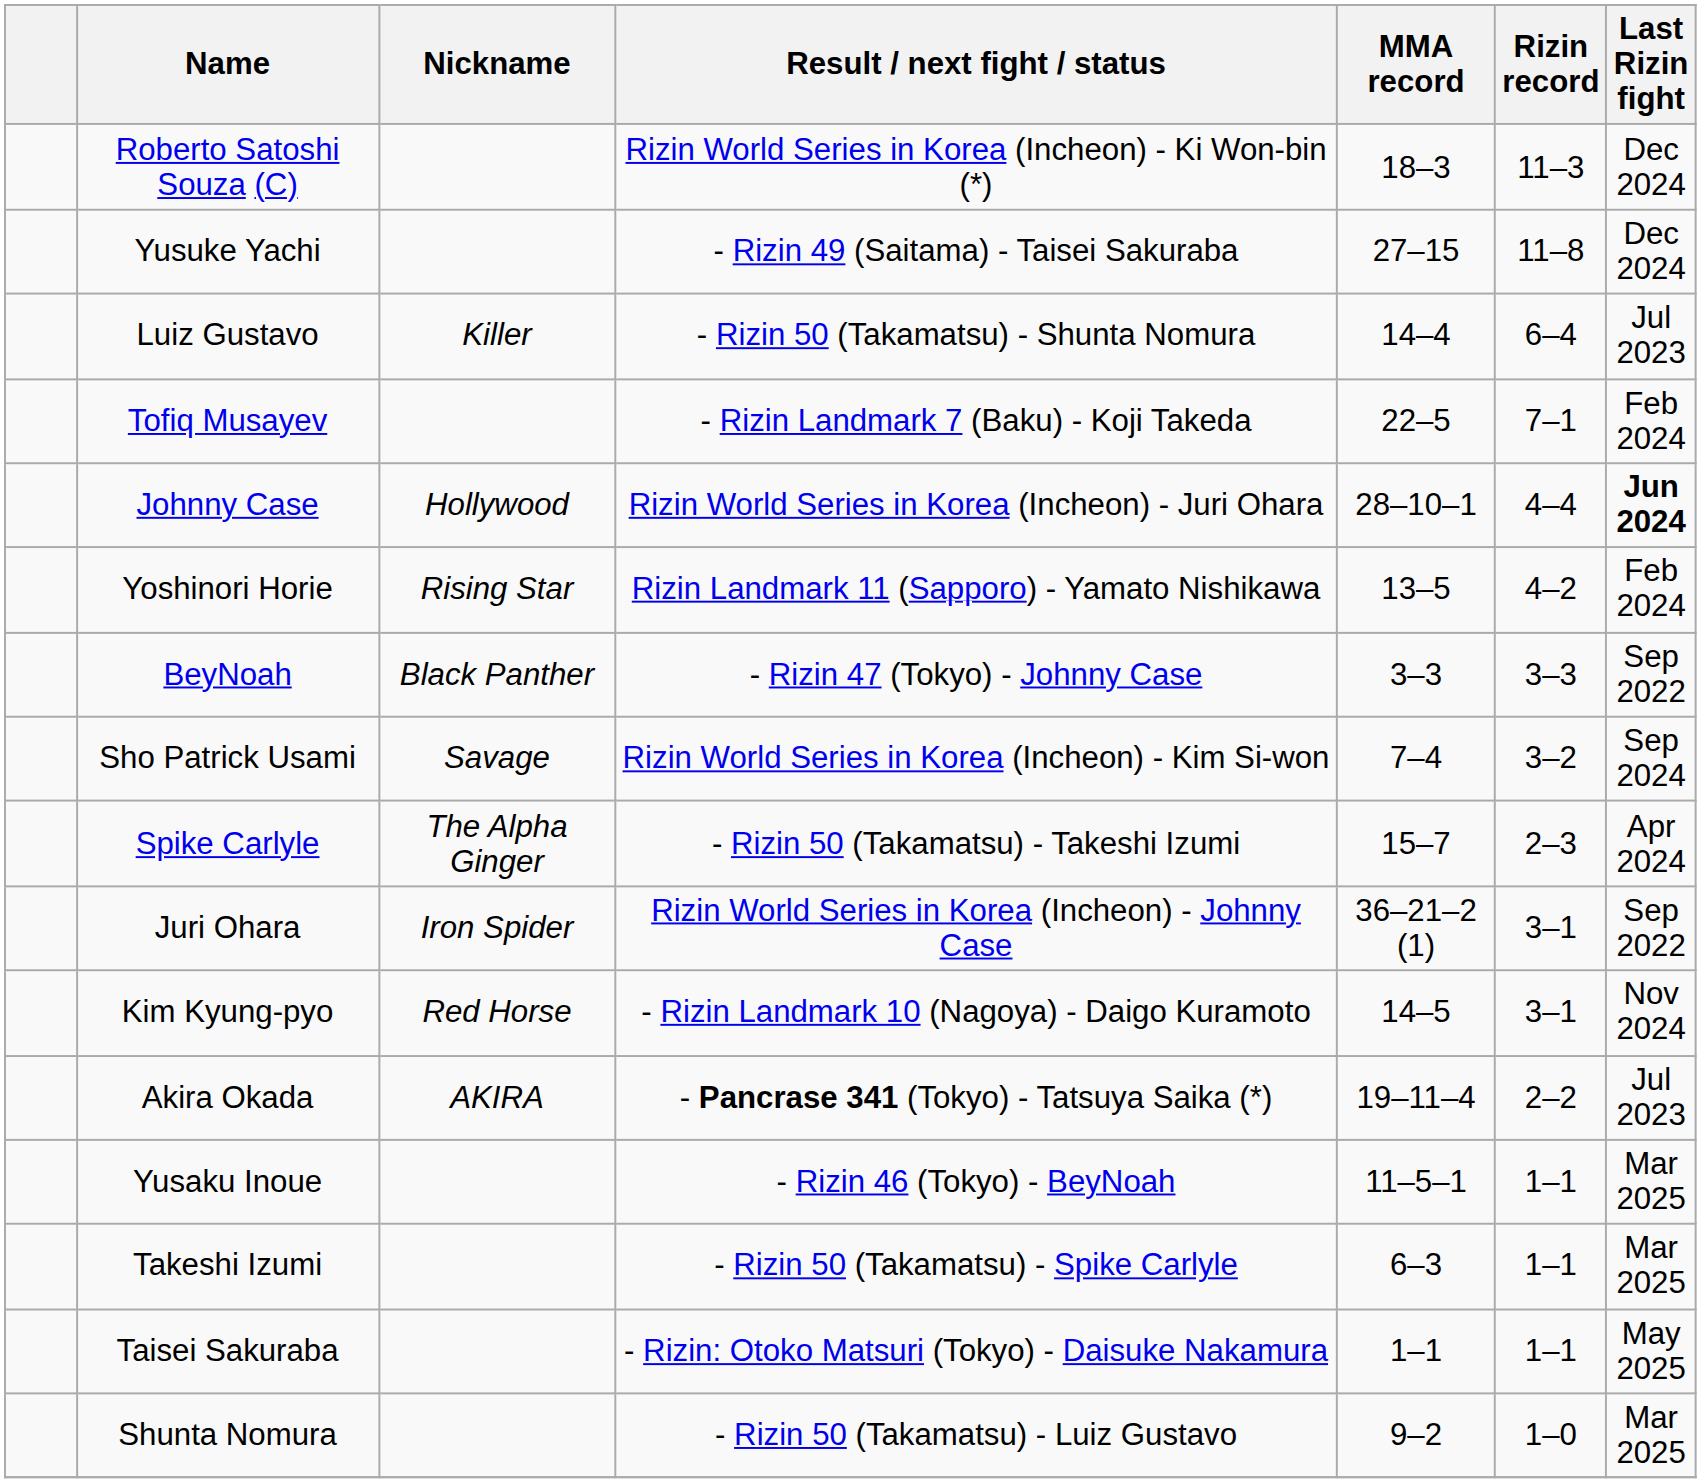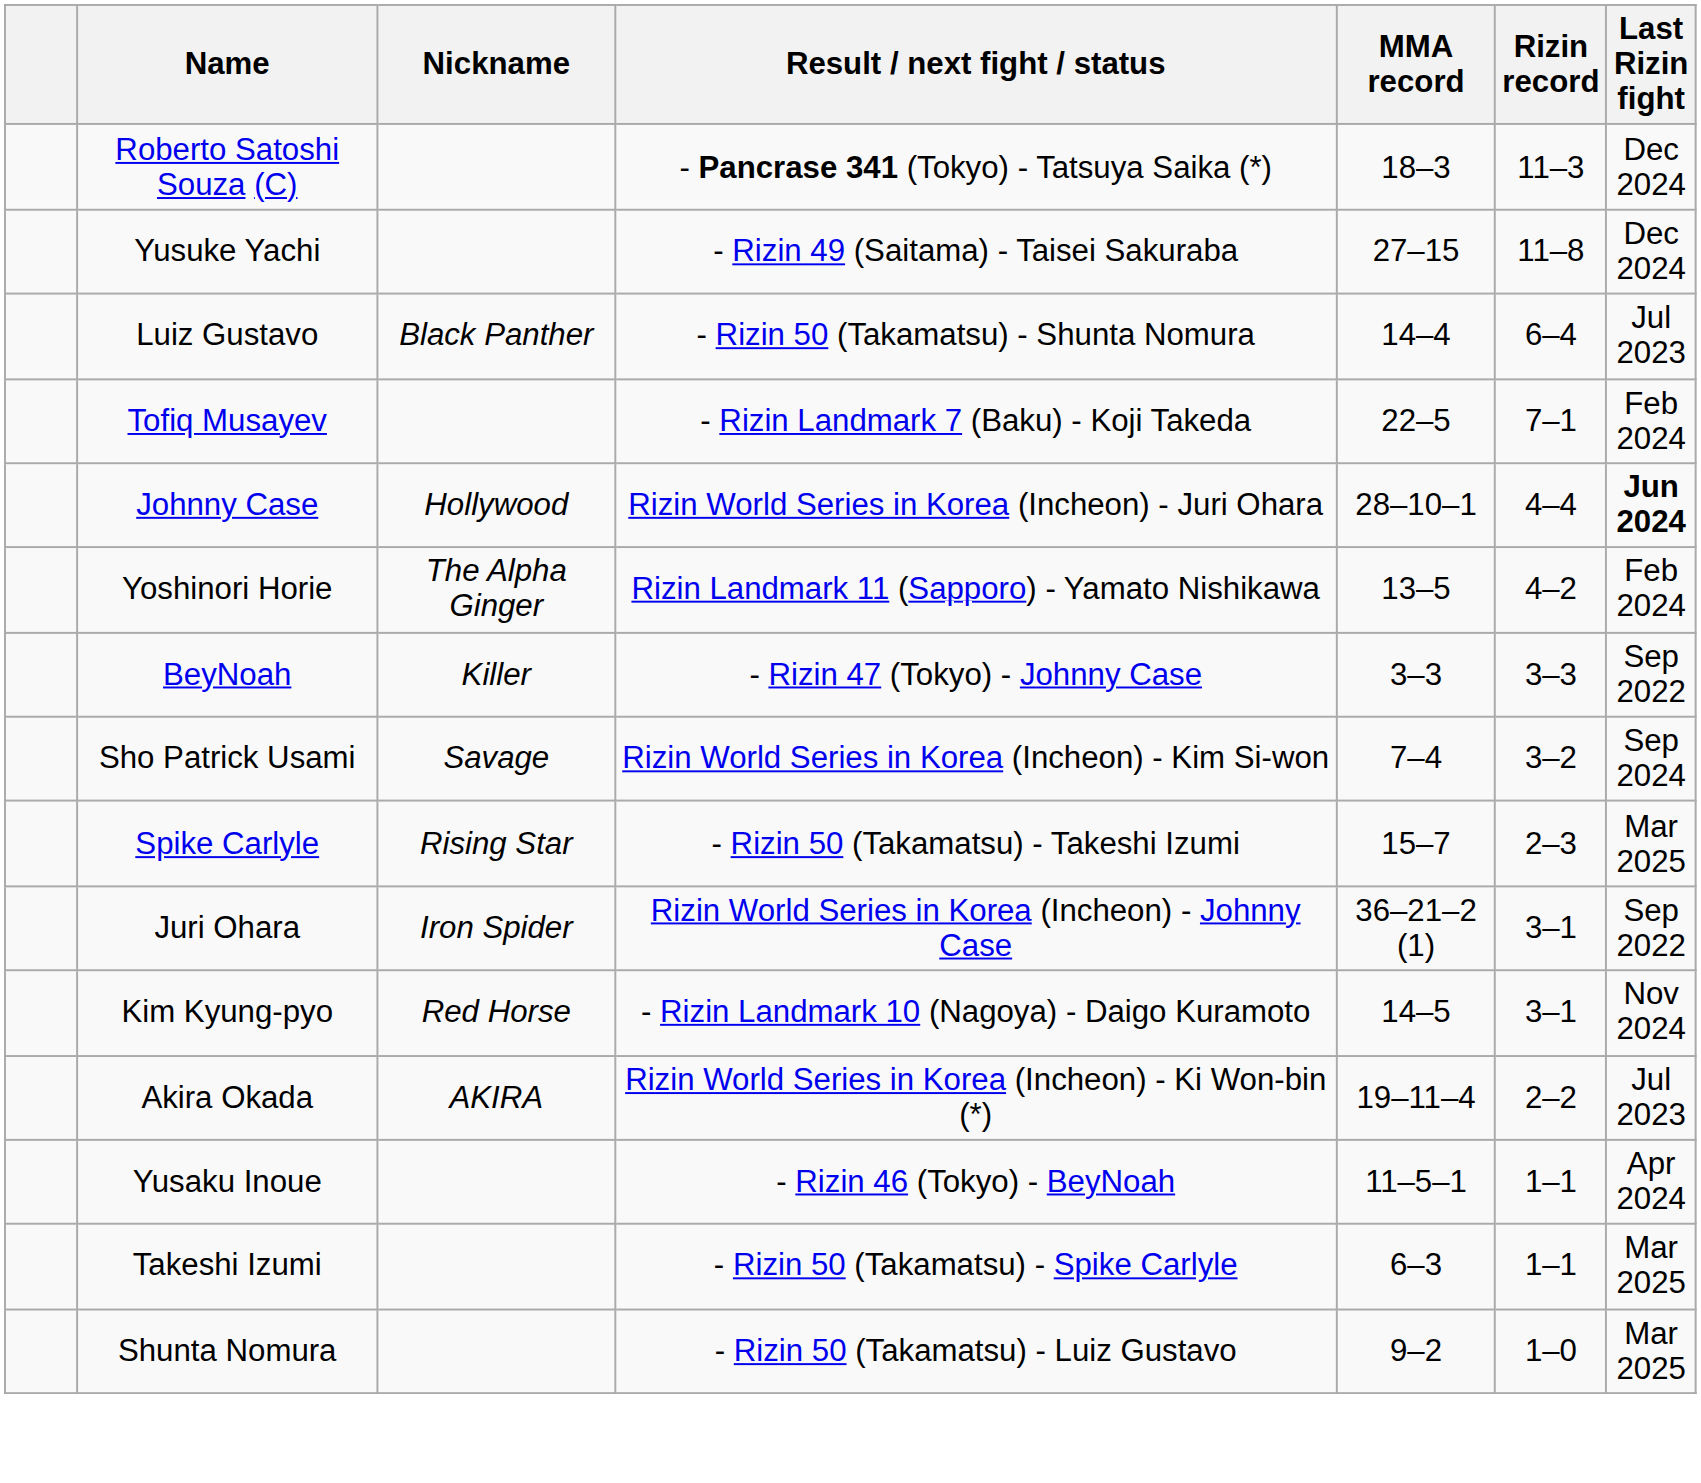(976, 166) Rizin World Series in Korea (Incheon) - Ki Won-bin (*) -> (976, 166) - Pancrase 341 (Tokyo) - Tatsuya Saika (*)
(497, 335) Killer -> (496, 335) Black Panther
(497, 589) Rising Star -> (496, 589) The Alpha Ginger
(497, 673) Black Panther -> (496, 673) Killer
(497, 843) The Alpha Ginger -> (496, 843) Rising Star
(1651, 843) Apr 2024 -> (1651, 843) Mar 2025
(976, 1096) - Pancrase 341 (Tokyo) - Tatsuya Saika (*) -> (976, 1096) Rizin World Series in Korea (Incheon) - Ki Won-bin (*)
(1651, 1181) Mar 2025 -> (1651, 1181) Apr 2024
- row: (228, 1350)
